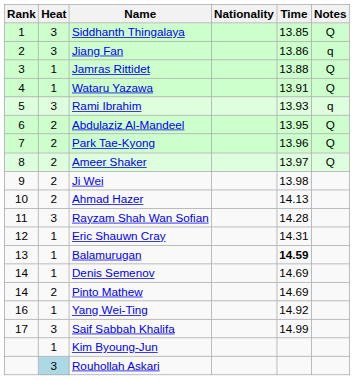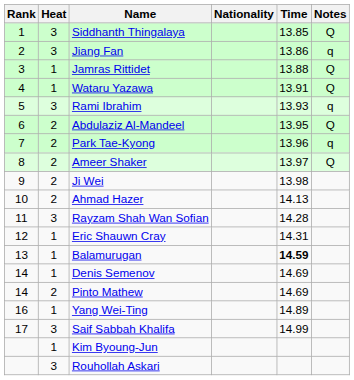(330, 144) Q -> (330, 144) q
(294, 310) 14.92 -> (294, 310) 14.89
(54, 366) lightblue background -> (54, 366) no background
